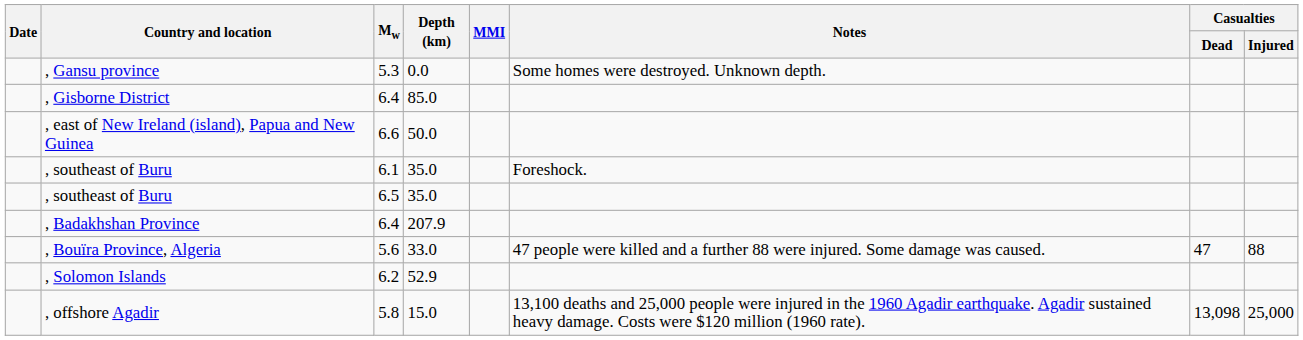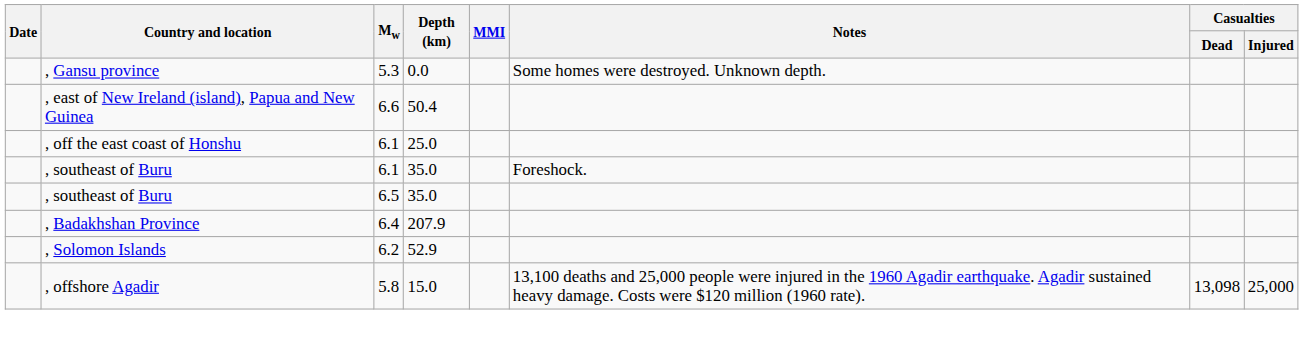- row: (107, 97)
(422, 133) 50.0 -> (422, 107) 50.4
+ row: (143, 143)
- row: (133, 249)
